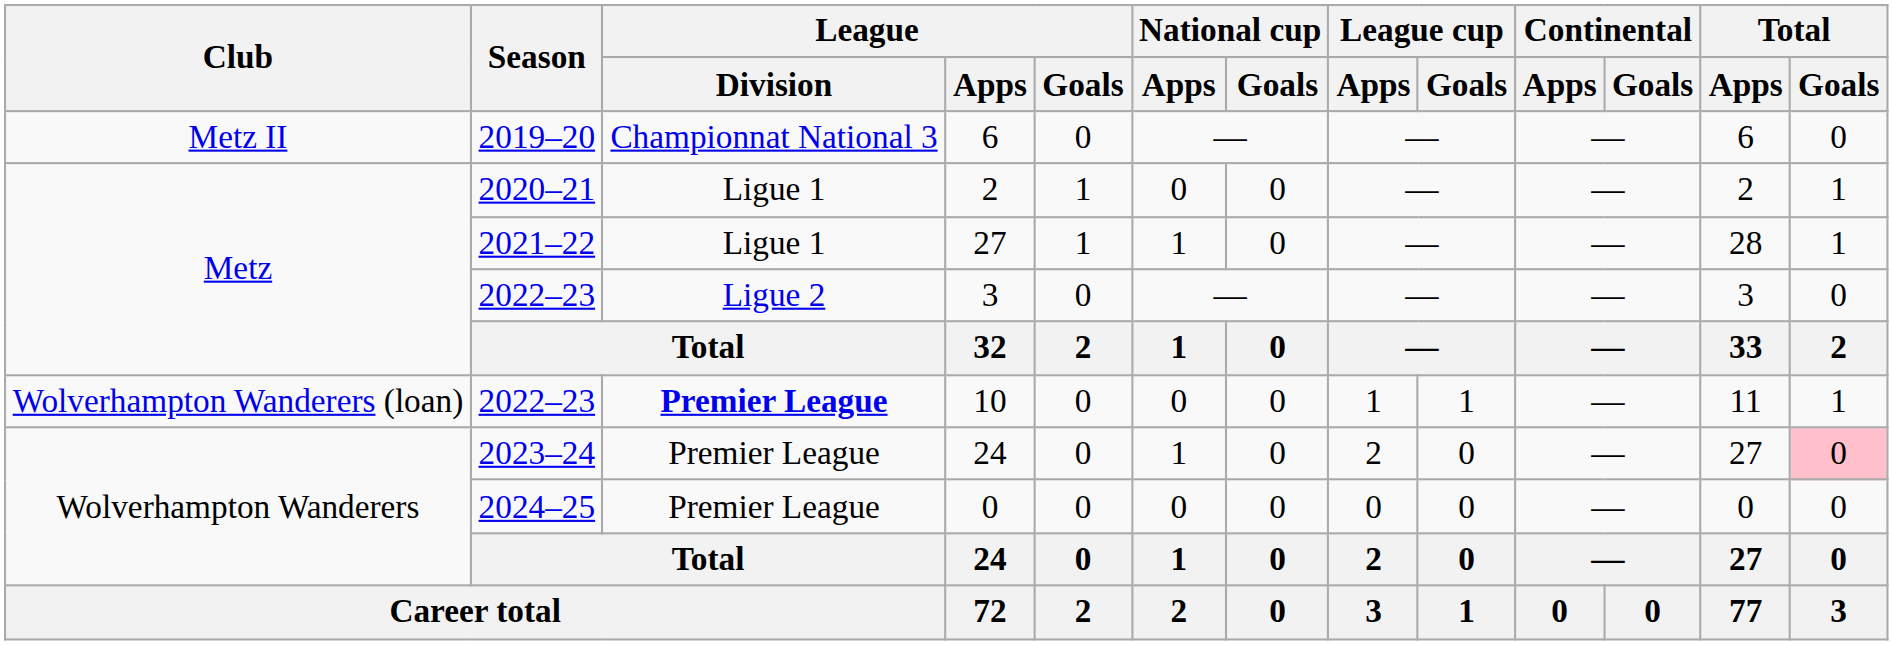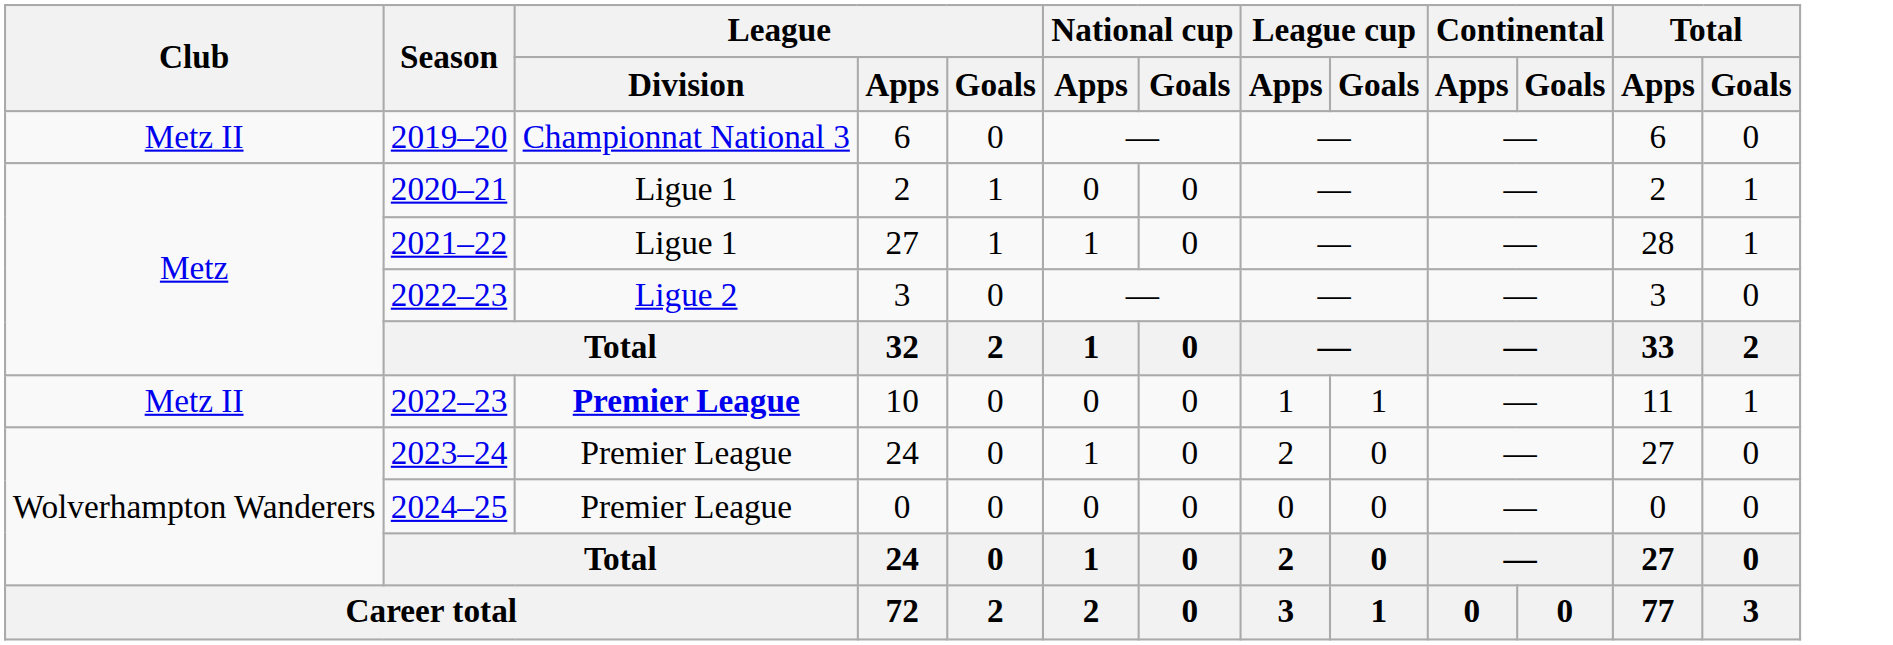(238, 400) Wolverhampton Wanderers (loan) -> (194, 400) Metz II
(1839, 453) pink background -> (1751, 453) no background
